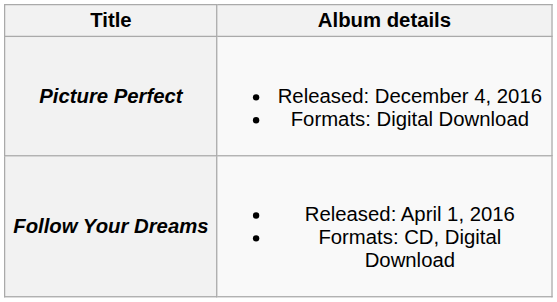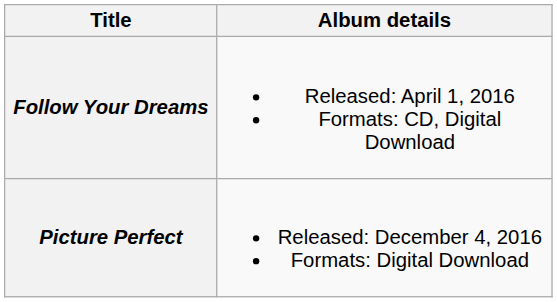rows swapped: (111, 226) <-> (111, 96)
